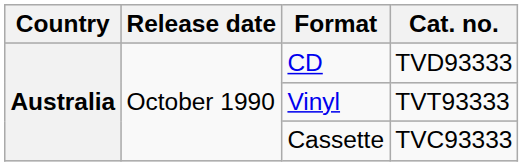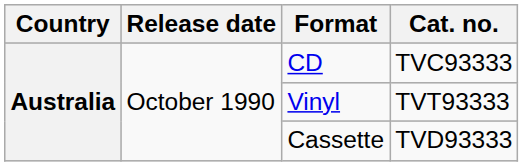(454, 62) TVD93333 -> (454, 62) TVC93333
(454, 140) TVC93333 -> (454, 140) TVD93333
